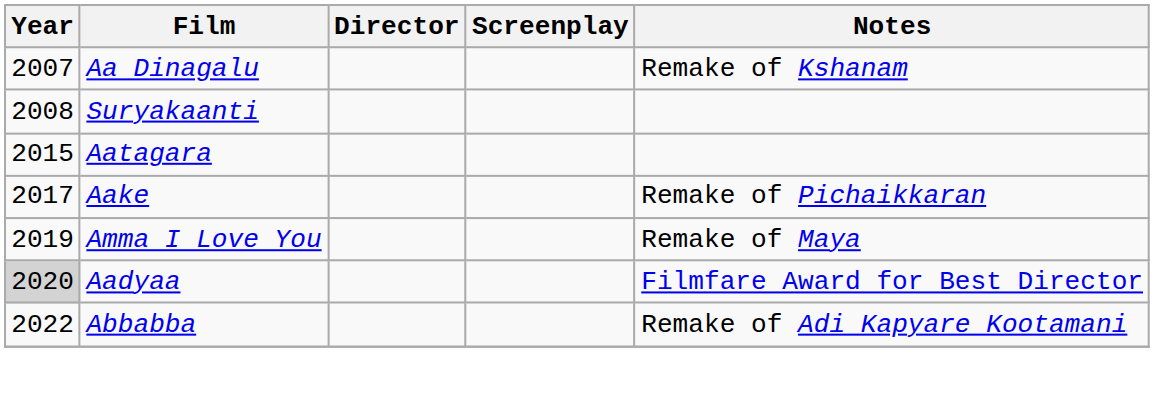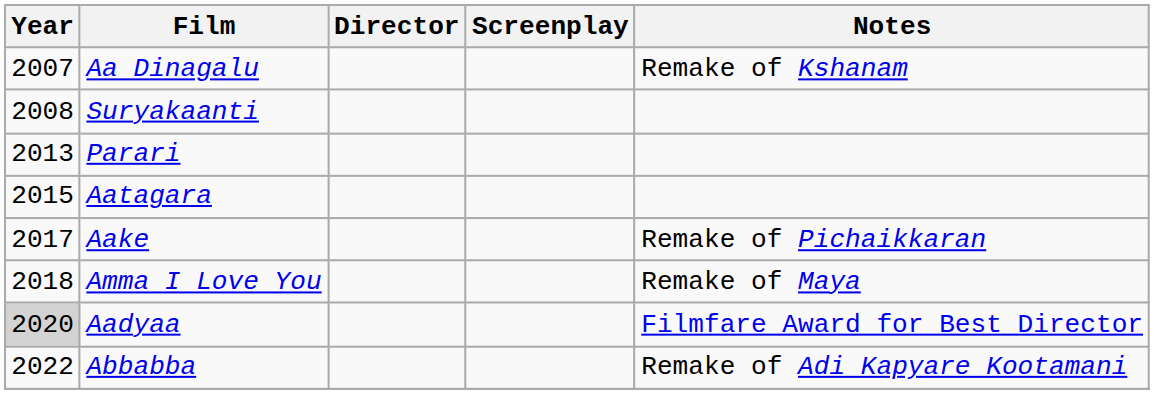+ row: (133, 154)
(43, 239) 2019 -> (43, 282) 2018
